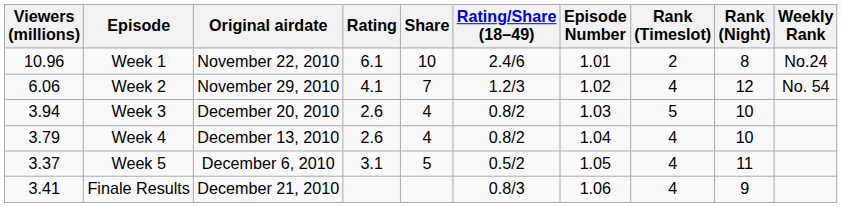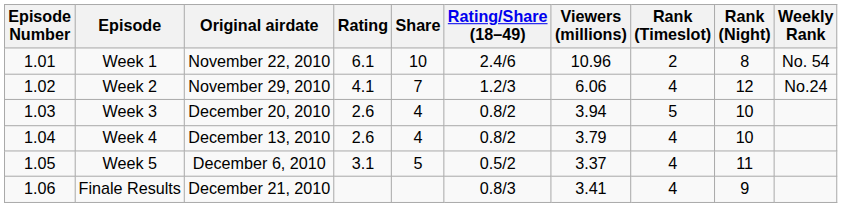columns swapped: (595, 26) <-> (44, 26)
(806, 61) No.24 -> (806, 61) No. 54
(806, 86) No. 54 -> (806, 86) No.24
